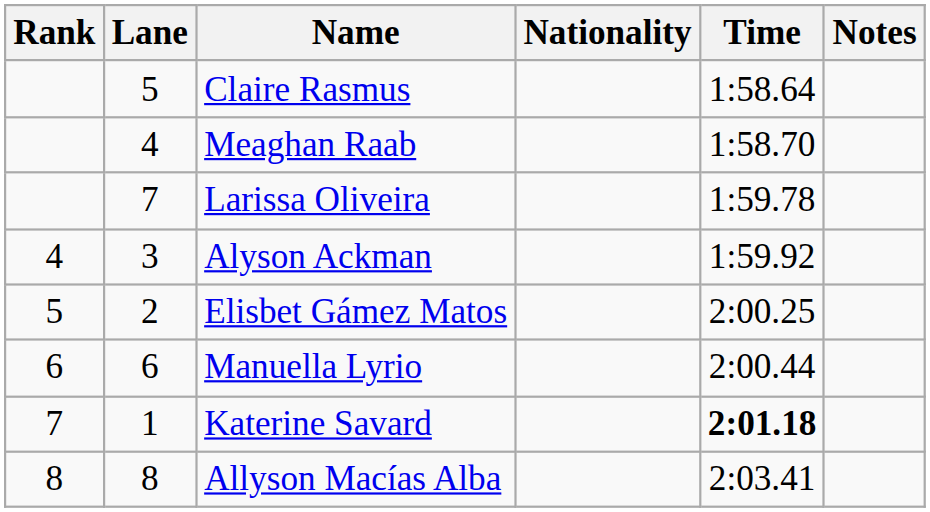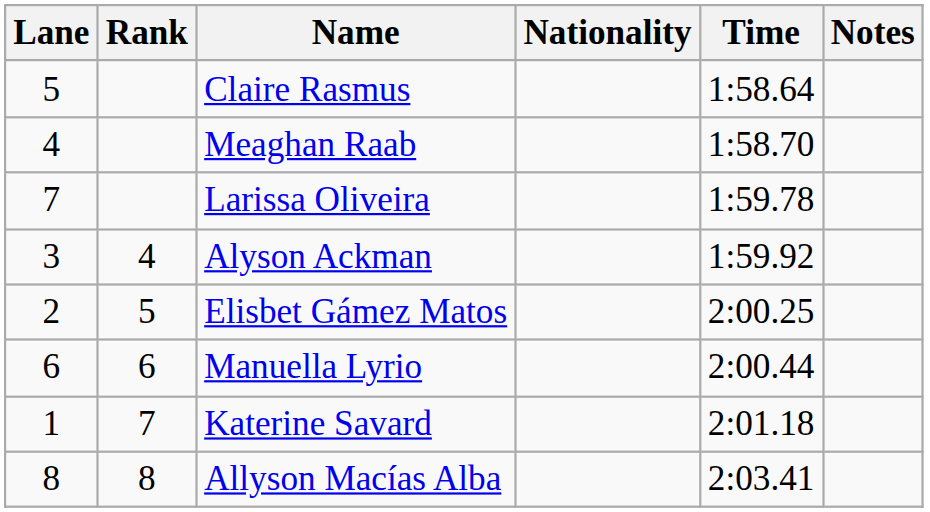columns swapped: (54, 32) <-> (150, 32)
(762, 423) bold -> (761, 423) normal
